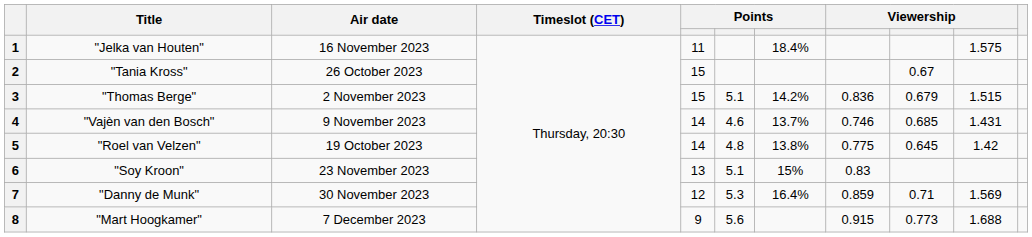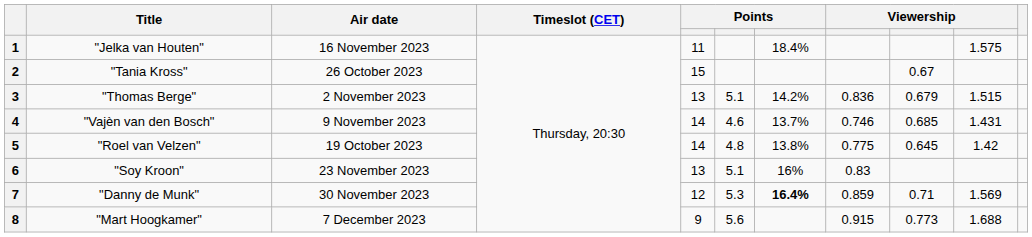(698, 96) 15 -> (698, 96) 13
(790, 170) 15% -> (790, 170) 16%
(790, 195) normal -> (790, 195) bold
